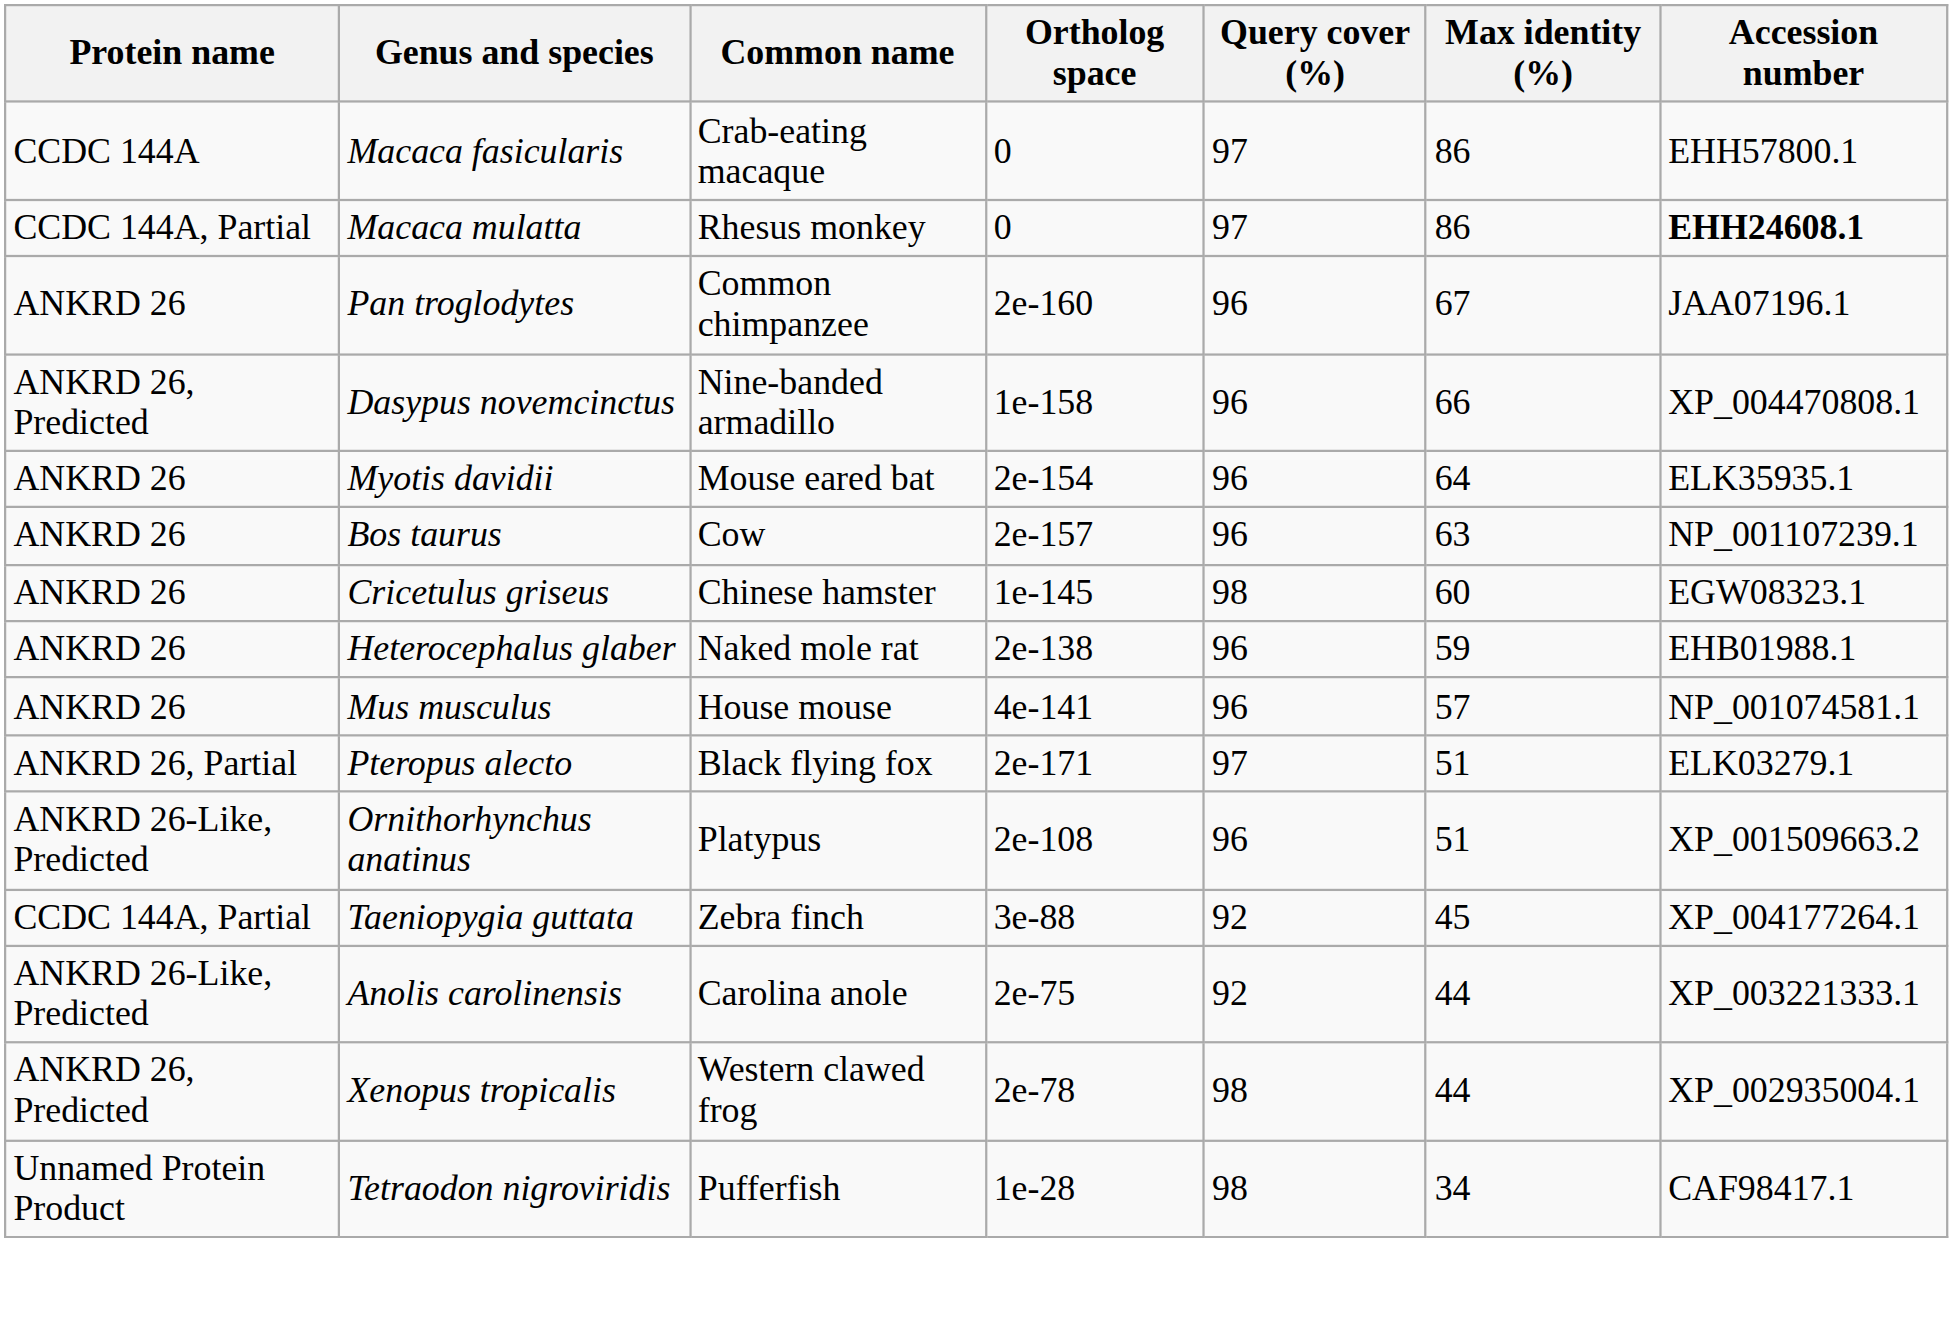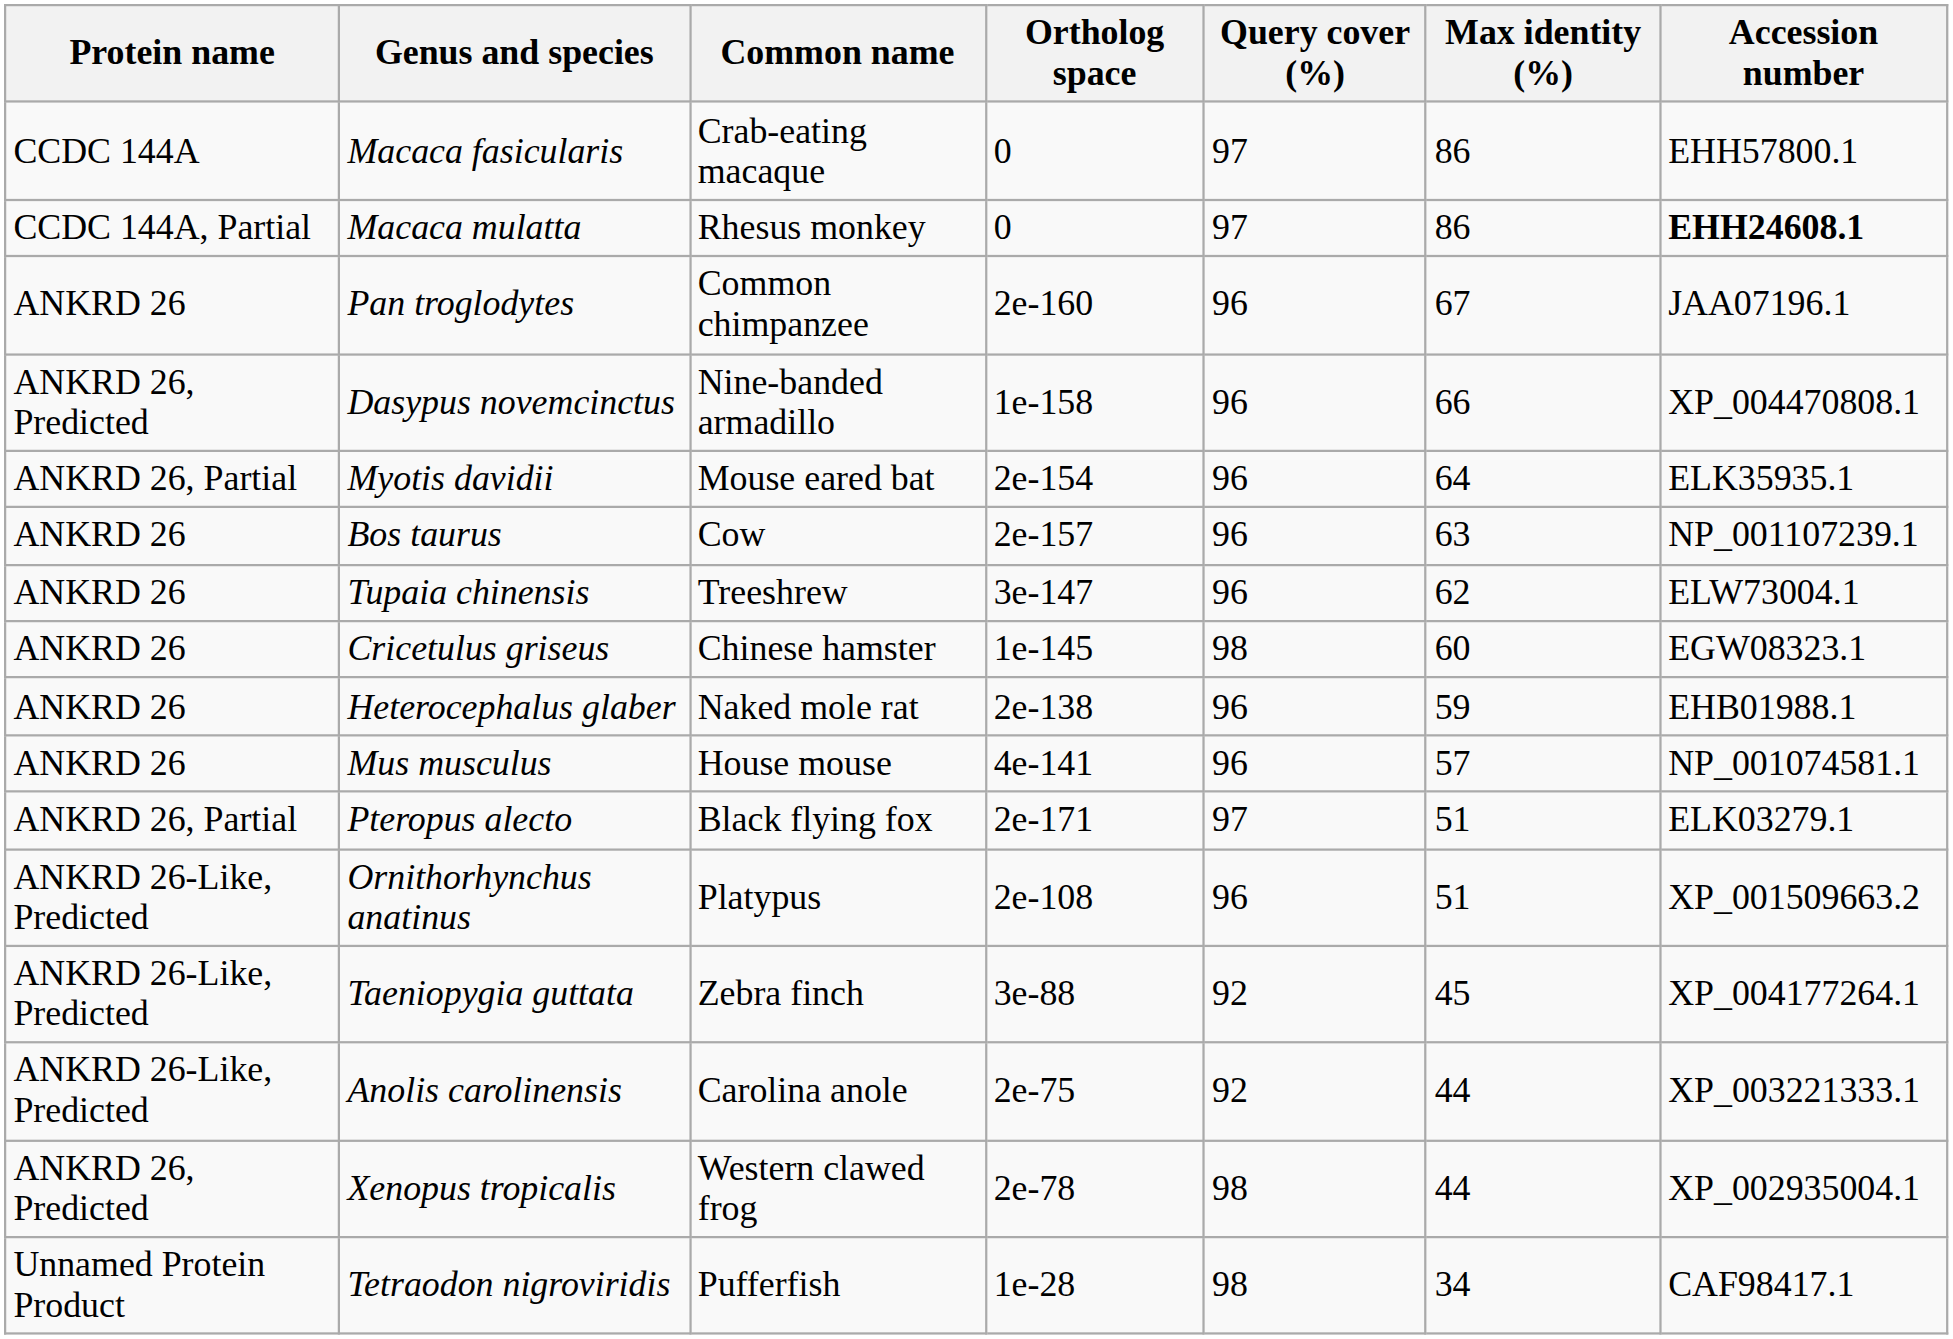(99, 478) ANKRD 26 -> (155, 478) ANKRD 26, Partial
+ row: (468, 592)
(162, 916) CCDC 144A, Partial -> (143, 993) ANKRD 26-Like, Predicted
